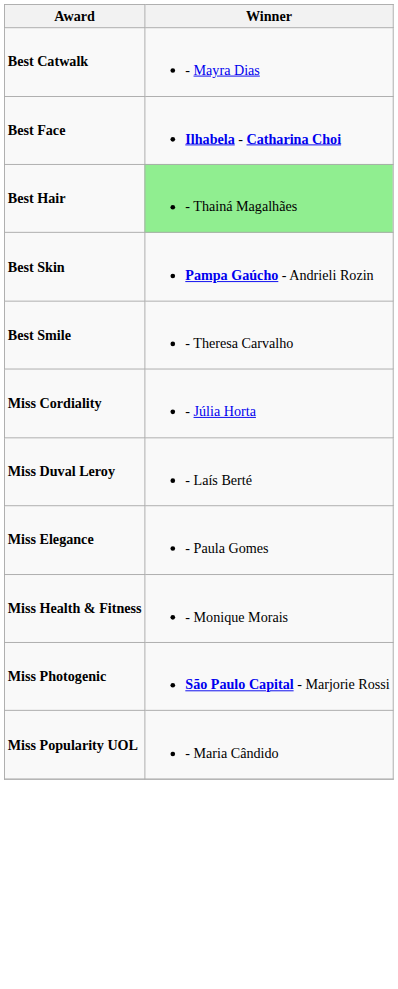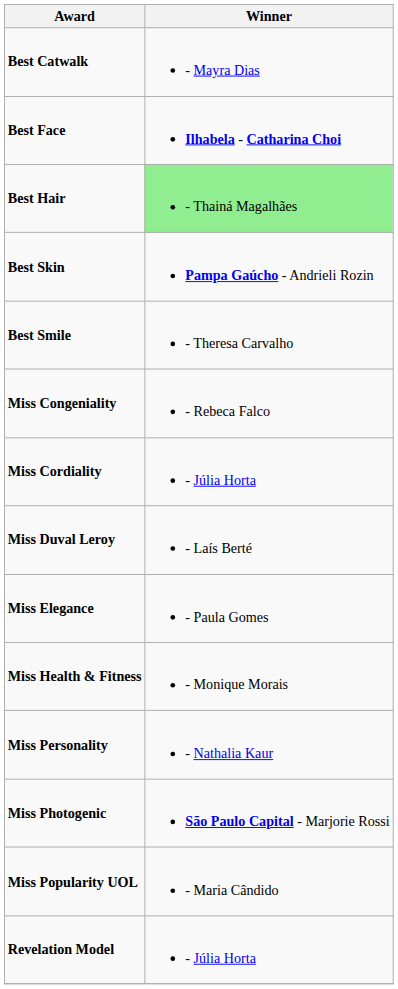+ row: (62, 403)
+ row: (58, 745)
+ row: (61, 950)
